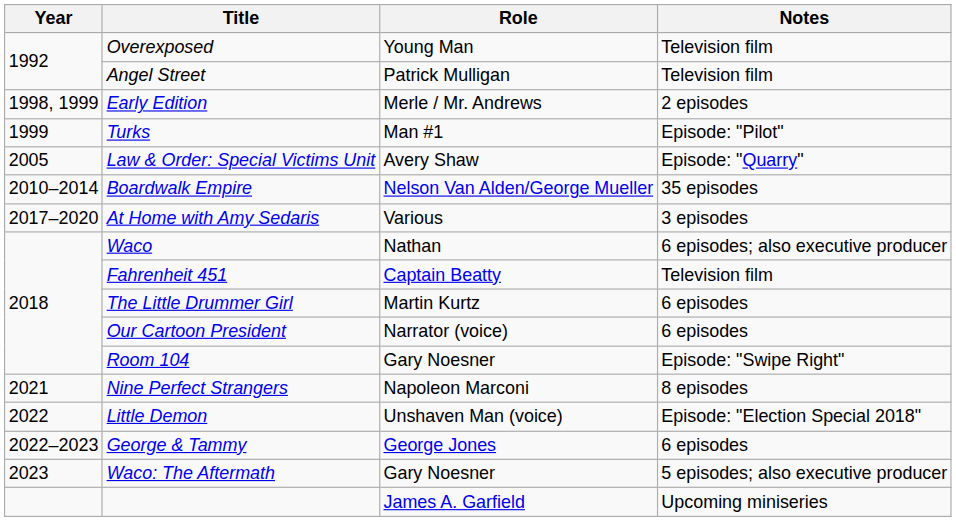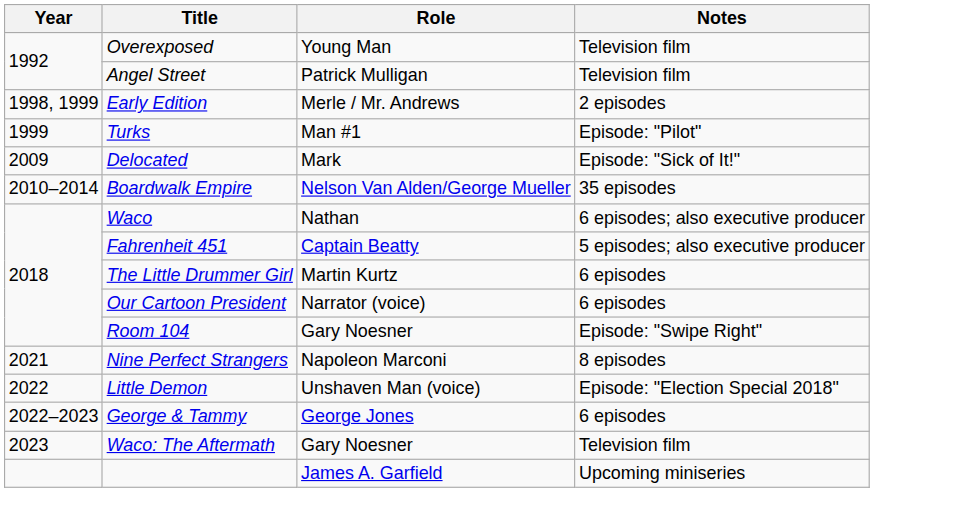- row: (241, 160)
+ row: (147, 160)
- row: (213, 217)
(717, 274) Television film -> (722, 246) 5 episodes; also executive producer
(804, 473) 5 episodes; also executive producer -> (635, 445) Television film
